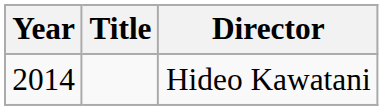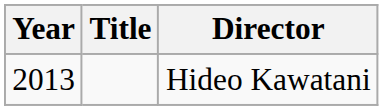(44, 79) 2014 -> (44, 79) 2013
